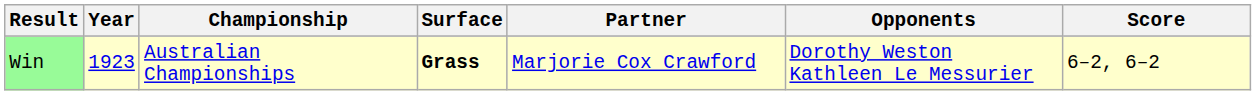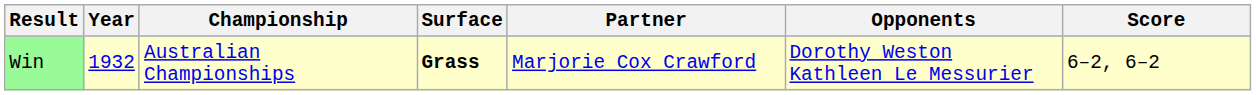(112, 63) 1923 -> (112, 63) 1932
